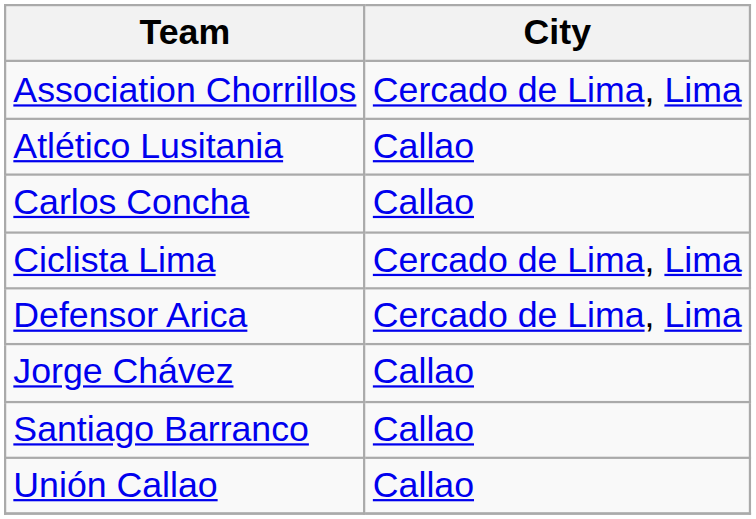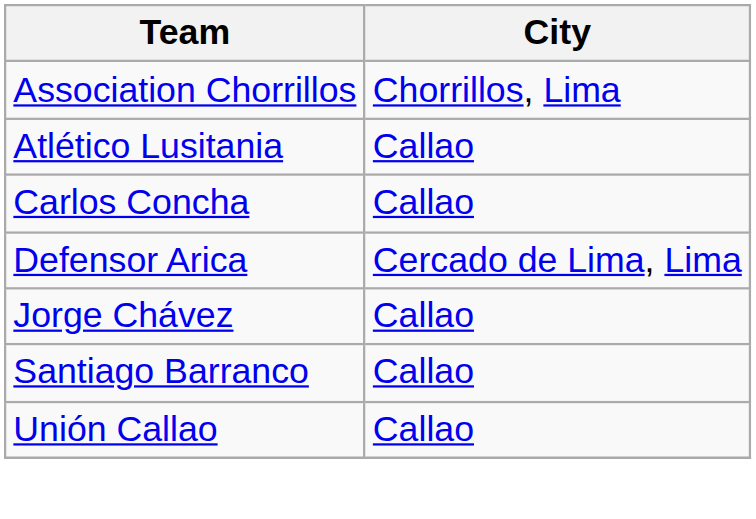(557, 89) Cercado de Lima, Lima -> (497, 89) Chorrillos, Lima
- row: (114, 259)
